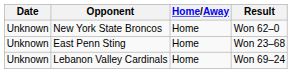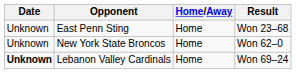rows swapped: (89, 44) <-> (108, 28)
(28, 60) normal -> (29, 60) bold
